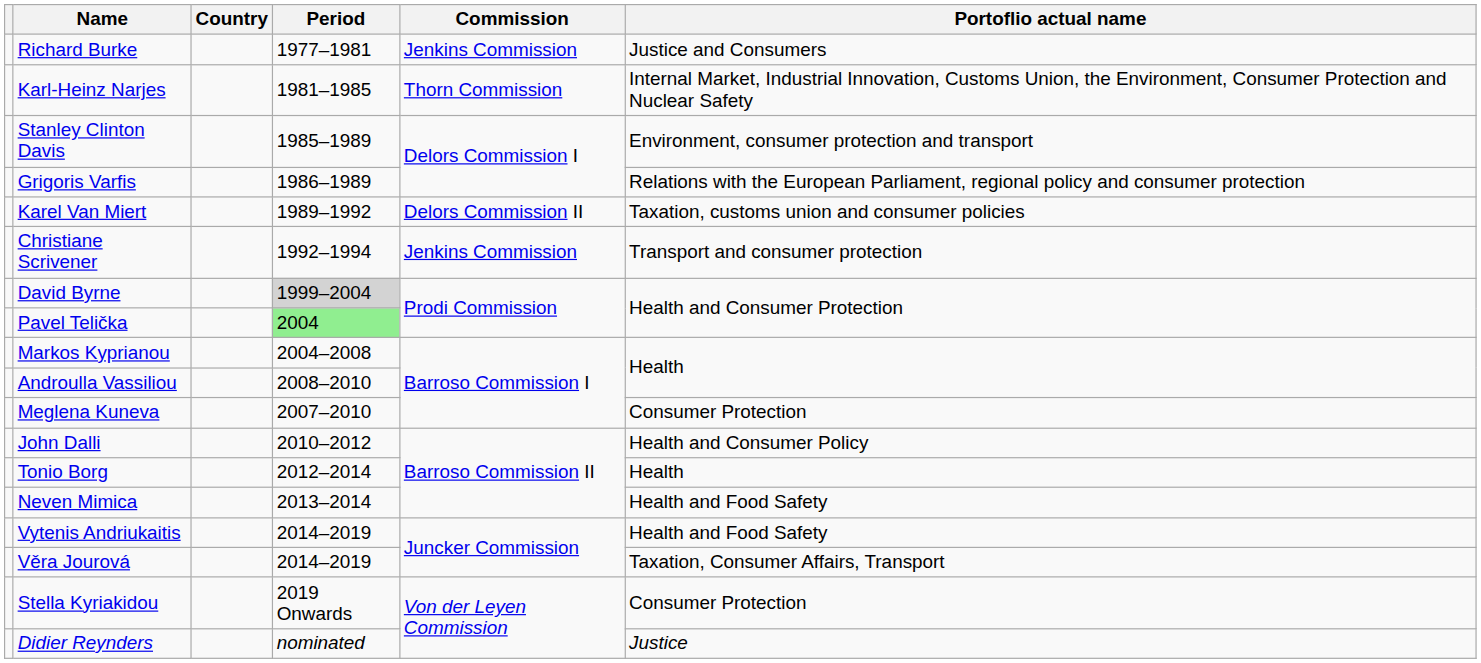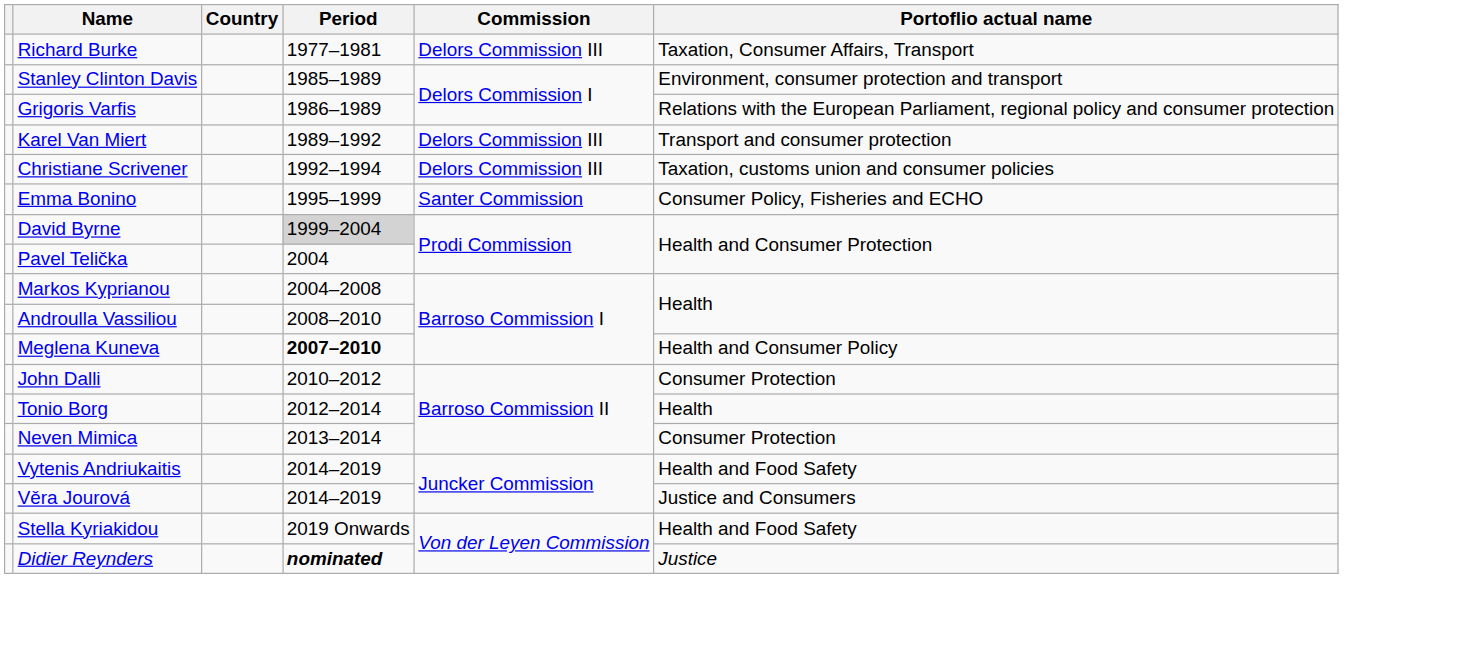(490, 49) Jenkins Commission -> (511, 49) Delors Commission III
(728, 49) Justice and Consumers -> (816, 49) Taxation, Consumer Affairs, Transport
- row: (92, 89)
(494, 211) Delors Commission II -> (511, 139) Delors Commission III
(827, 211) Taxation, customs union and consumer policies -> (805, 139) Transport and consumer protection
(490, 252) Jenkins Commission -> (511, 169) Delors Commission III
(776, 252) Transport and consumer protection -> (856, 169) Taxation, customs union and consumer policies
+ row: (77, 199)
(298, 322) lightgreen background -> (308, 259) no background
(324, 412) normal -> (334, 348) bold
(718, 412) Consumer Protection -> (778, 348) Health and Consumer Policy
(749, 442) Health and Consumer Policy -> (747, 378) Consumer Protection
(728, 502) Health and Food Safety -> (747, 438) Consumer Protection
(787, 562) Taxation, Consumer Affairs, Transport -> (757, 498) Justice and Consumers
(718, 602) Consumer Protection -> (757, 528) Health and Food Safety
(321, 643) normal -> (335, 558) bold
